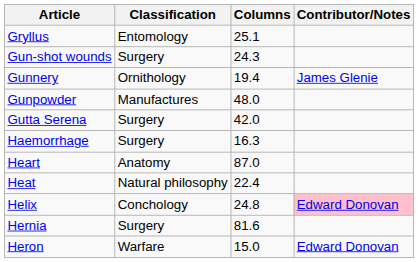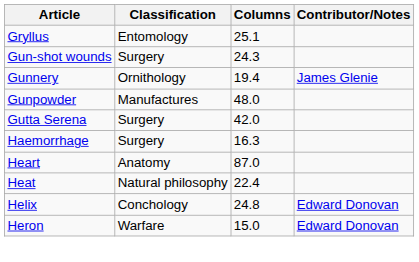(348, 204) pink background -> (348, 204) no background
- row: (27, 225)
